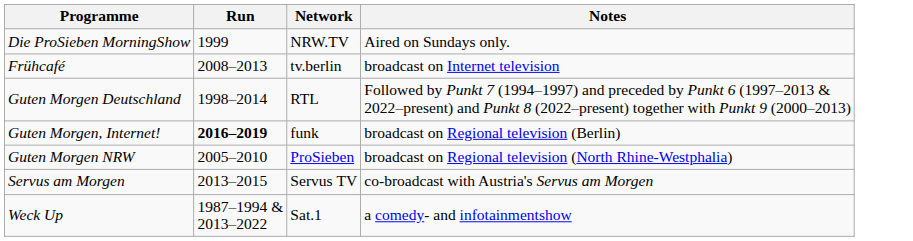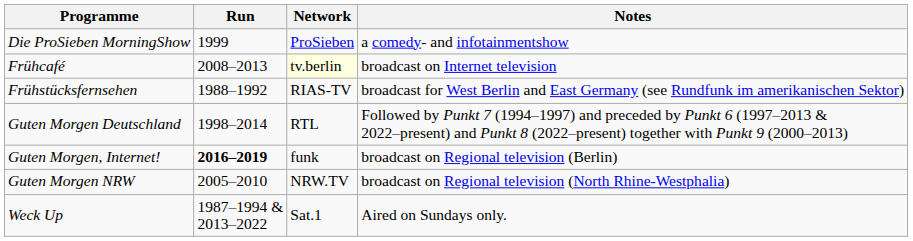(320, 41) NRW.TV -> (322, 41) ProSieben
(437, 41) Aired on Sundays only. -> (465, 41) a comedy- and infotainmentshow
(316, 66) no background -> (316, 66) lightyellow background
+ row: (73, 90)
(322, 157) ProSieben -> (320, 181) NRW.TV
- row: (66, 181)
(468, 215) a comedy- and infotainmentshow -> (434, 215) Aired on Sundays only.
